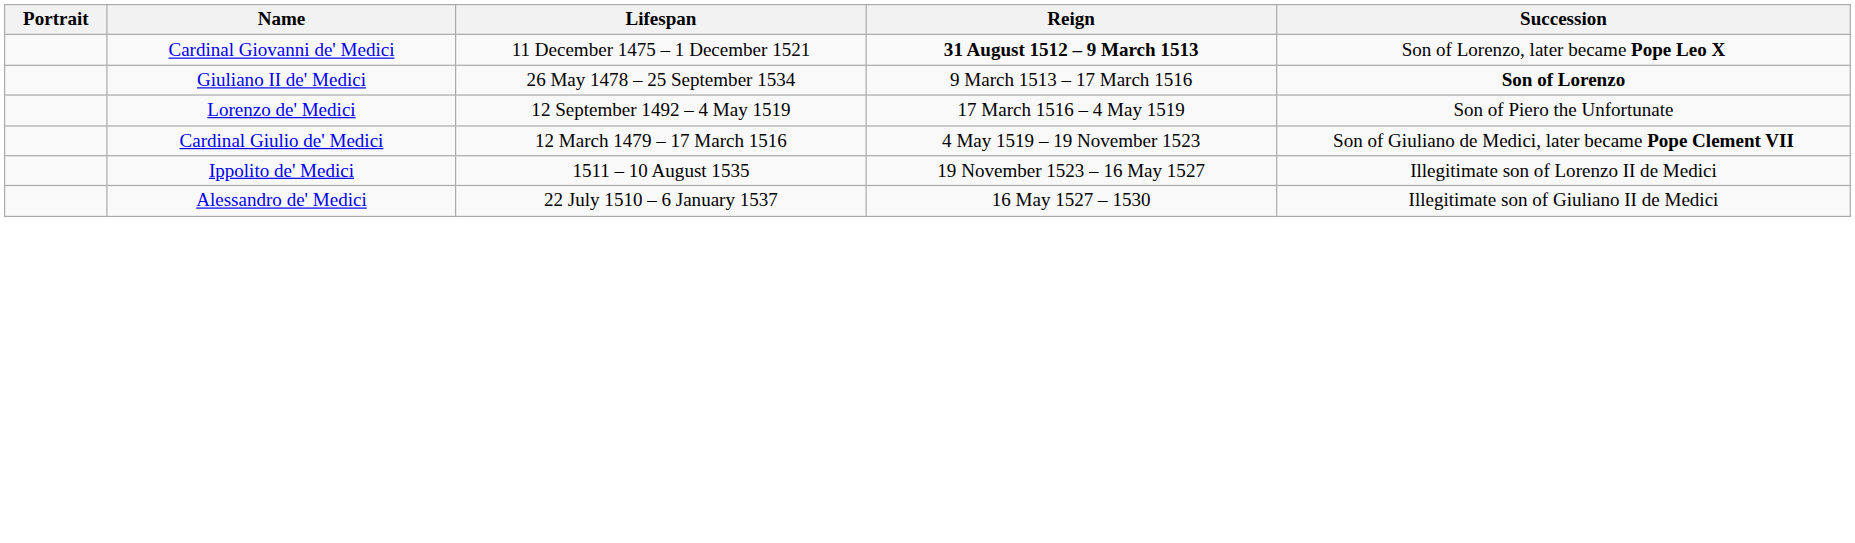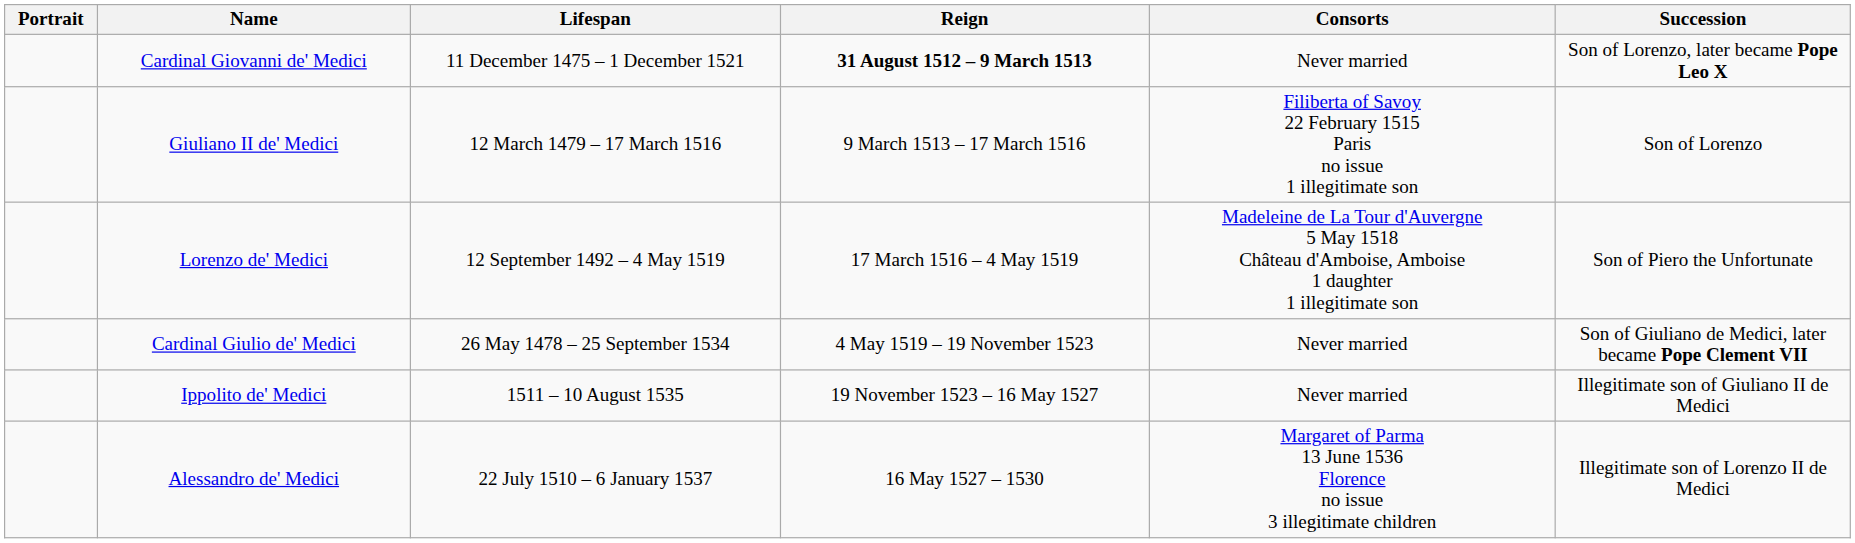+ column: (1352, 19)
(661, 79) 26 May 1478 – 25 September 1534 -> (595, 144) 12 March 1479 – 17 March 1516
(1563, 79) bold -> (1703, 144) normal
(661, 140) 12 March 1479 – 17 March 1516 -> (595, 343) 26 May 1478 – 25 September 1534
(1563, 170) Illegitimate son of Lorenzo II de Medici -> (1703, 395) Illegitimate son of Giuliano II de Medici
(1563, 200) Illegitimate son of Giuliano II de Medici -> (1703, 479) Illegitimate son of Lorenzo II de Medici
